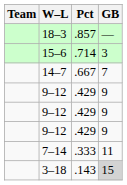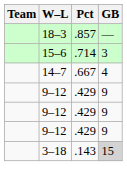(105, 72) 7 -> (105, 72) 4
- row: (54, 151)
